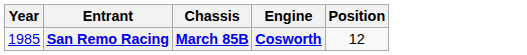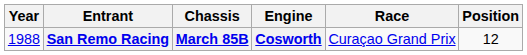+ column: (392, 16)
(24, 39) 1985 -> (24, 39) 1988
